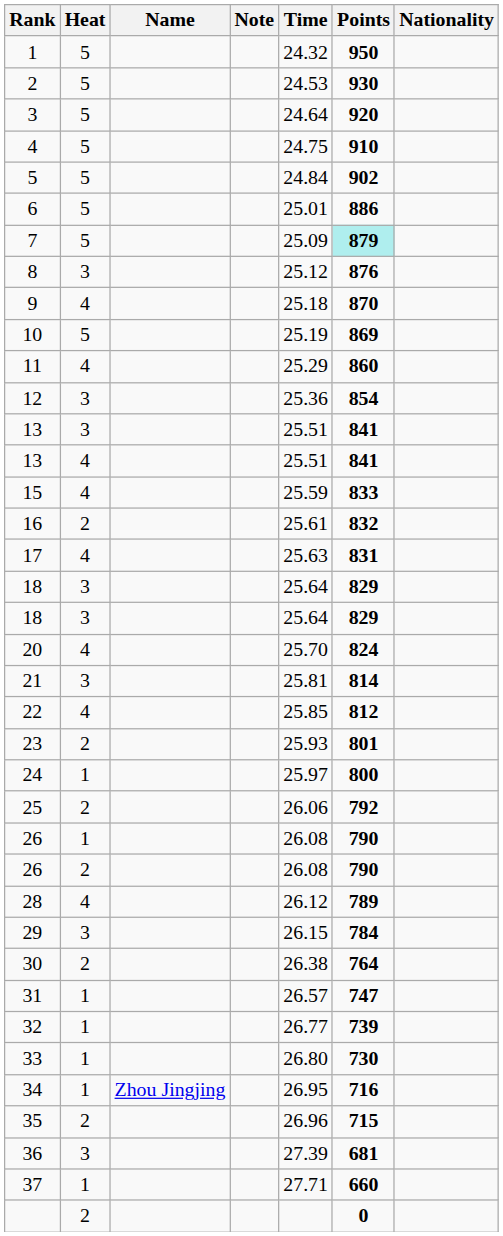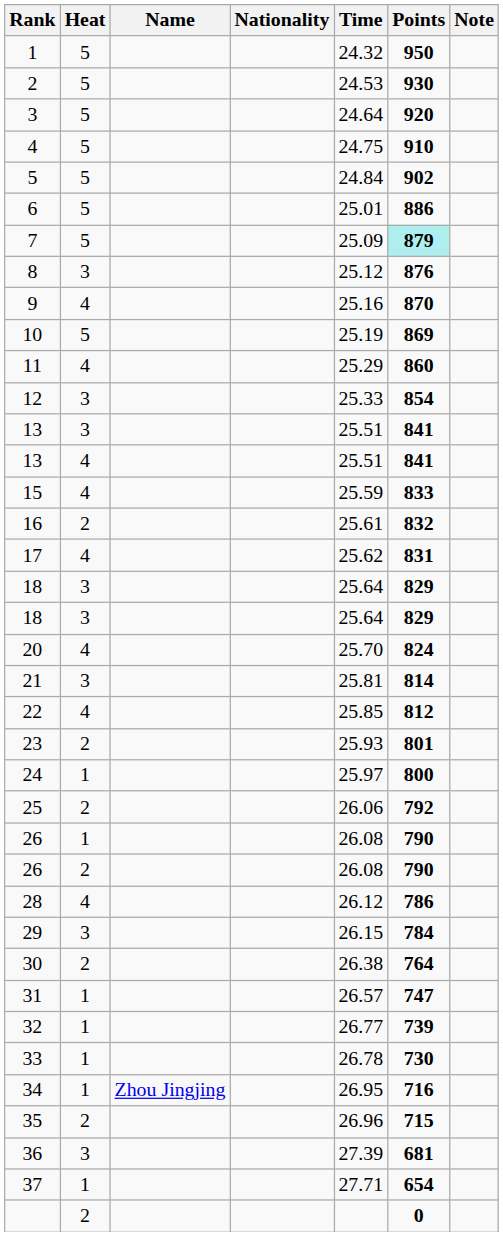columns swapped: (447, 20) <-> (254, 20)
(306, 303) 25.18 -> (361, 303) 25.16
(306, 397) 25.36 -> (361, 397) 25.33
(306, 555) 25.63 -> (361, 555) 25.62
(364, 901) 789 -> (419, 901) 786
(306, 1058) 26.80 -> (361, 1058) 26.78
(364, 1184) 660 -> (419, 1184) 654
